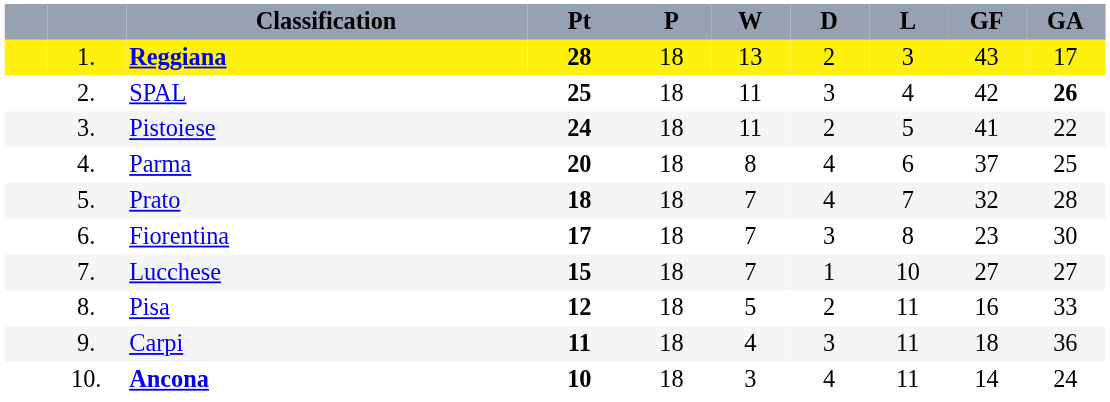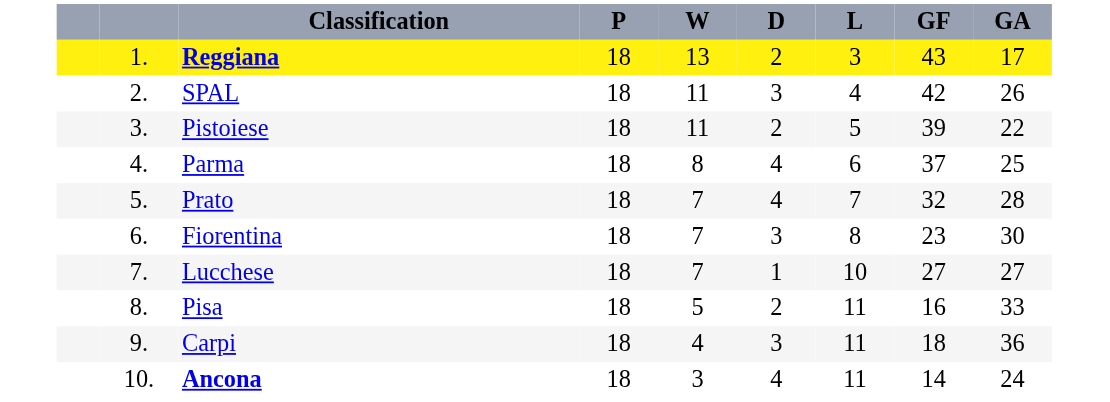- column: (579, 21)
(1065, 93) bold -> (1013, 93) normal
(987, 128) 41 -> (934, 128) 39
